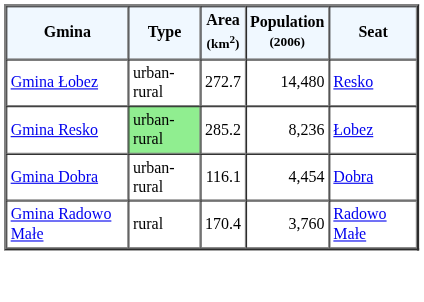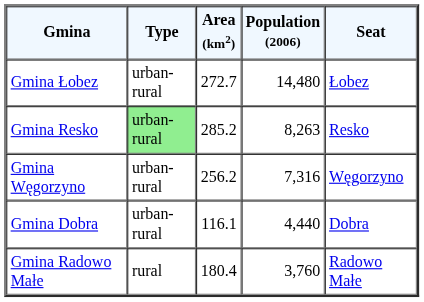(353, 82) Resko -> (349, 82) Łobez
(307, 129) 8,236 -> (302, 129) 8,263
(353, 129) Łobez -> (349, 129) Resko
+ row: (48, 176)
(307, 176) 4,454 -> (302, 224) 4,440
(223, 224) 170.4 -> (219, 271) 180.4
